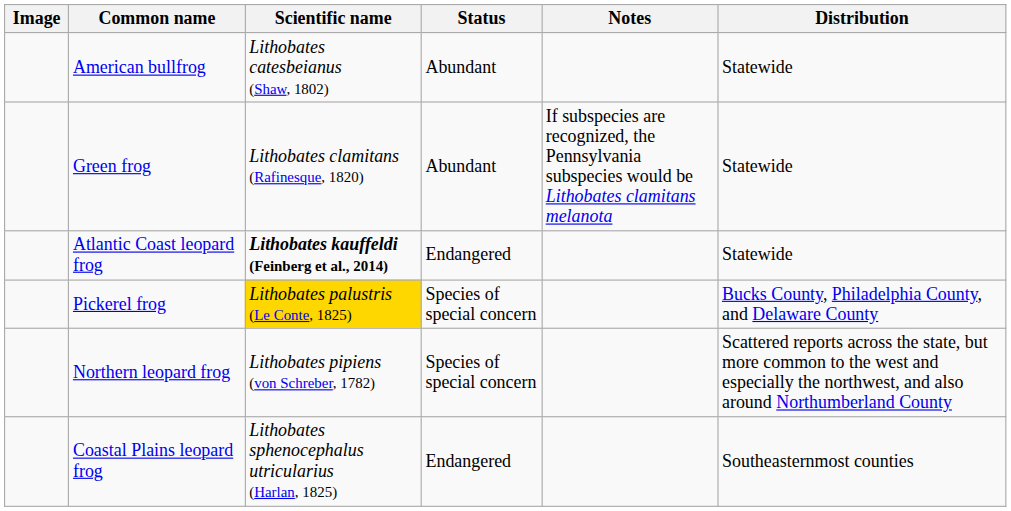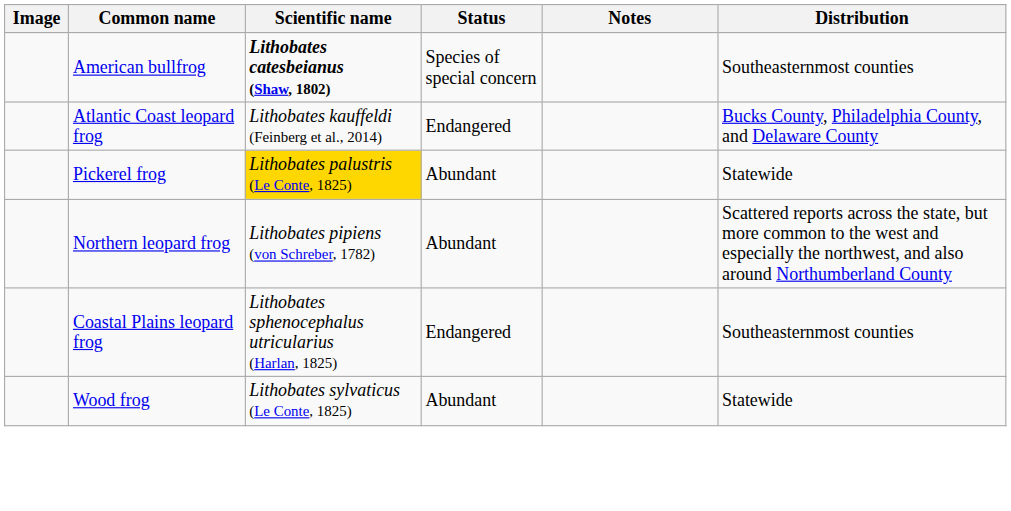(295, 67) normal -> (297, 67) bold
(461, 67) Abundant -> (481, 67) Species of special concern
(757, 67) Statewide -> (818, 67) Southeasternmost counties
- row: (112, 166)
(323, 255) bold -> (321, 125) normal
(757, 255) Statewide -> (852, 125) Bucks County, Philadelphia County, and Delaware County
(481, 303) Species of special concern -> (461, 174) Abundant
(852, 303) Bucks County, Philadelphia County, and Delaware County -> (757, 174) Statewide
(481, 372) Species of special concern -> (461, 243) Abundant
+ row: (111, 400)
